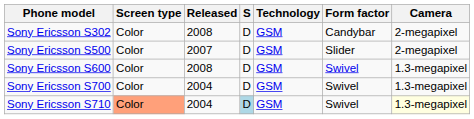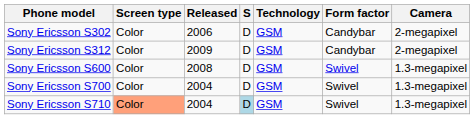(200, 31) 2008 -> (200, 31) 2006
+ row: (59, 50)
- row: (59, 50)
(431, 104) lightyellow background -> (431, 104) no background
